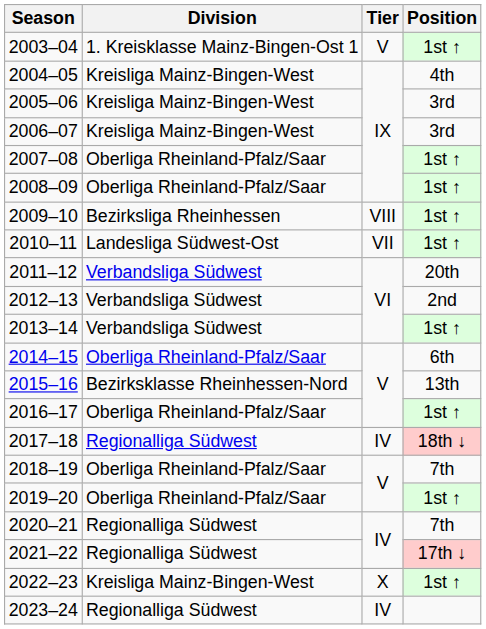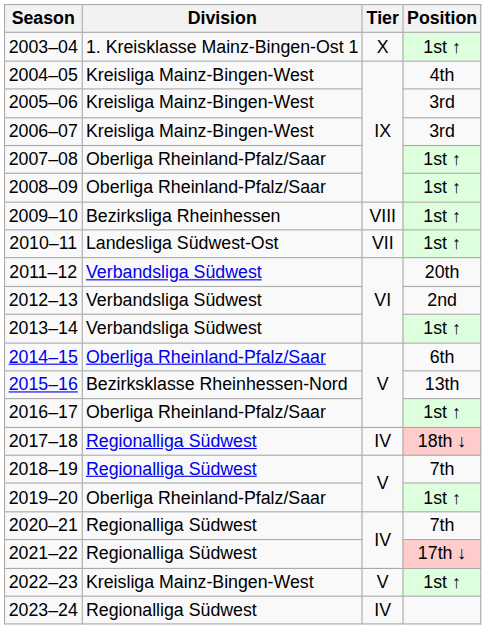(383, 46) V -> (383, 46) X
(206, 469) Oberliga Rheinland-Pfalz/Saar -> (171, 469) Regionalliga Südwest
(383, 581) X -> (383, 581) V
